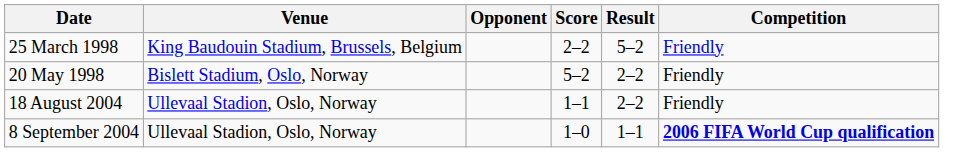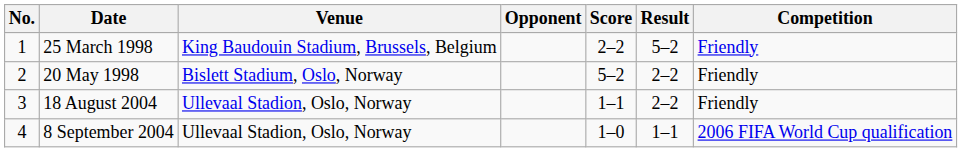+ column: (22, 18)
(799, 132) bold -> (825, 132) normal
